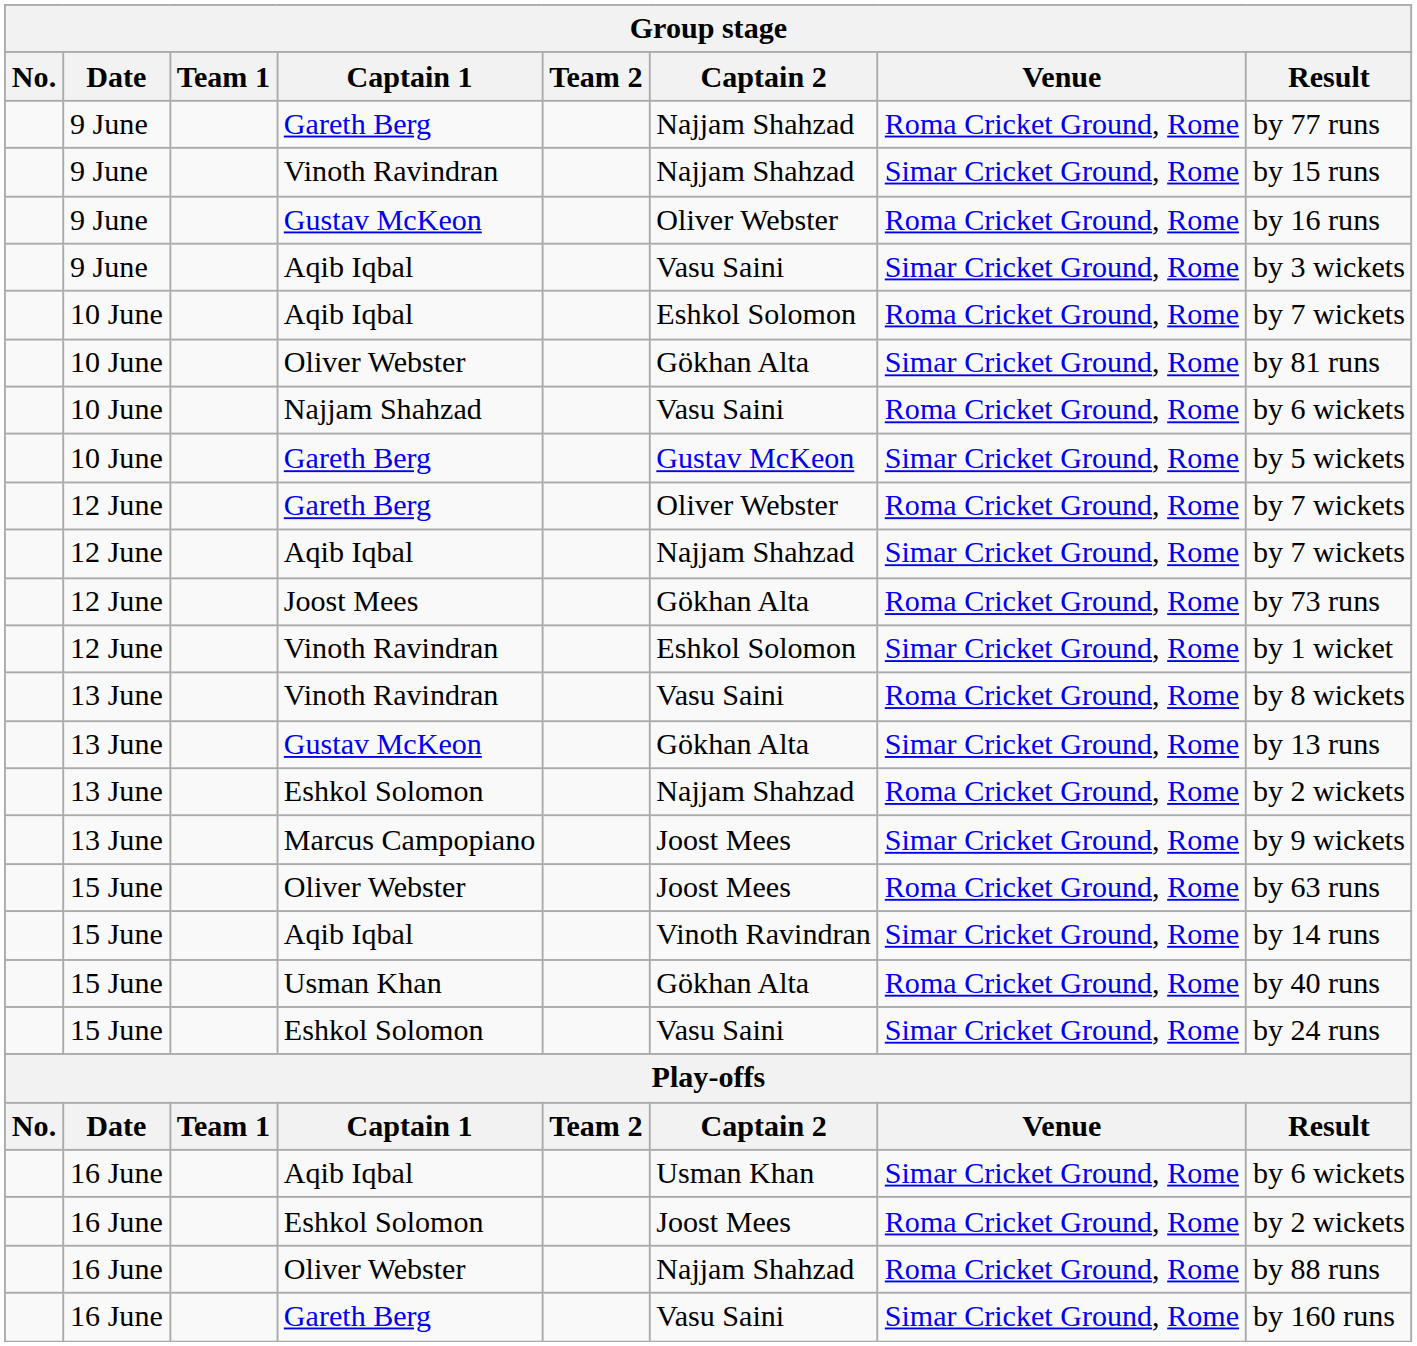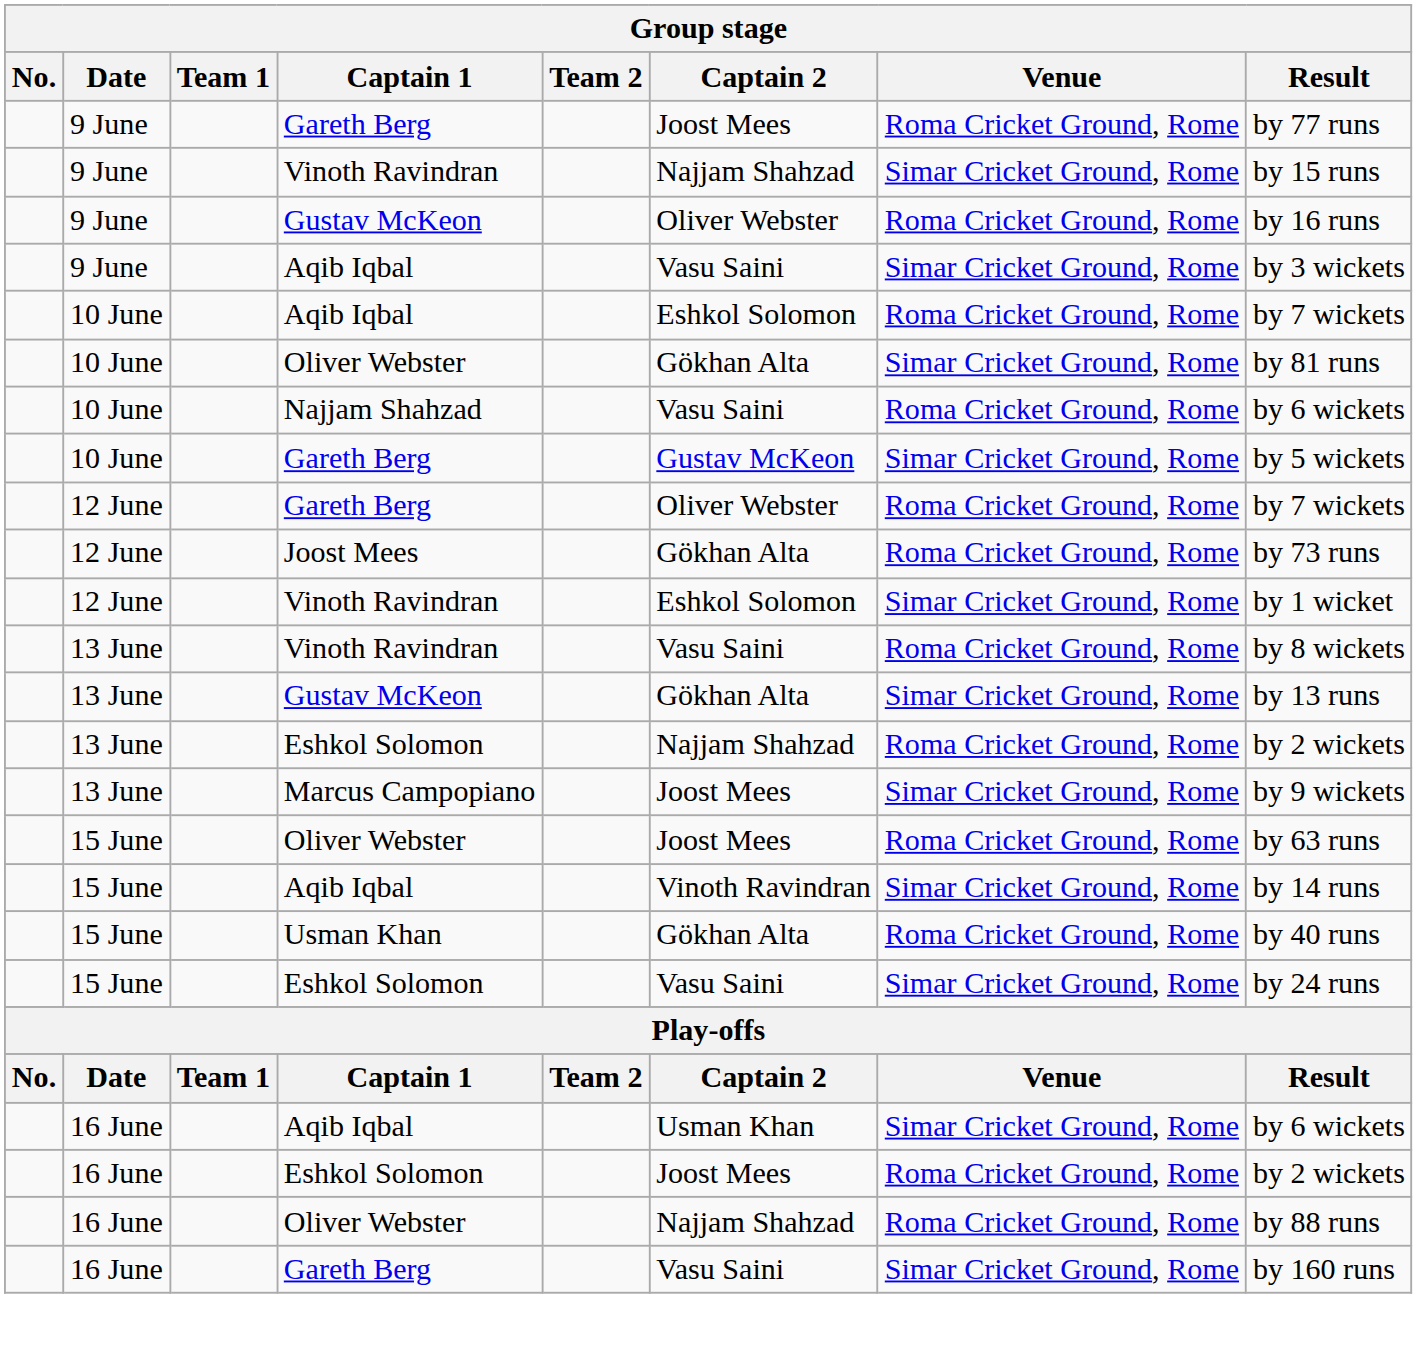(755, 123) Najjam Shahzad -> (724, 123) Joost Mees
- row: (116, 553)
